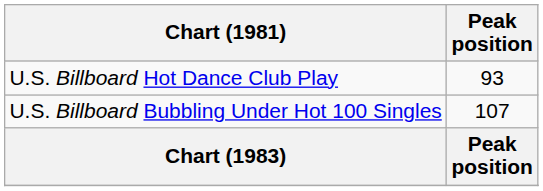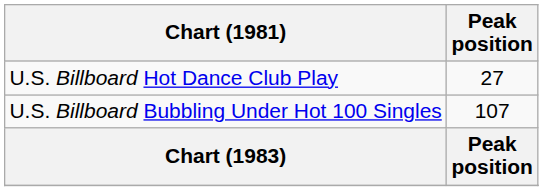(492, 77) 93 -> (492, 77) 27
